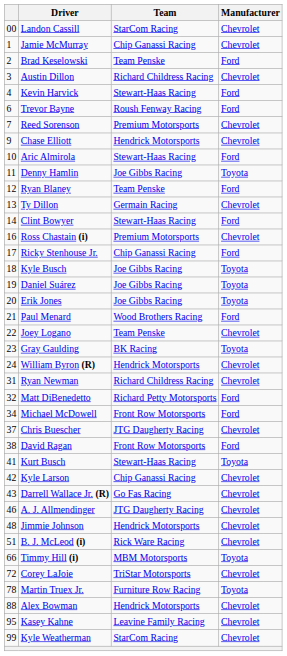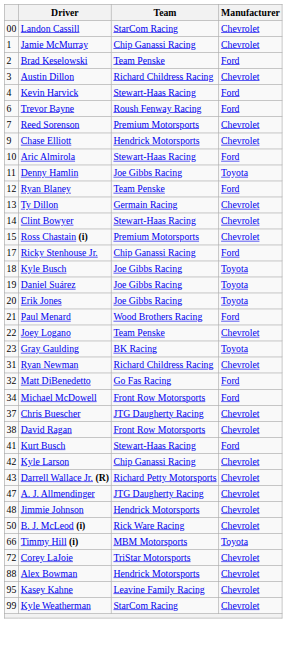(230, 221) Ford -> (240, 221) Chevrolet
(11, 237) 16 -> (11, 237) 15
- row: (58, 365)
(165, 397) Richard Petty Motorsports -> (142, 381) Go Fas Racing
(230, 445) Ford -> (240, 429) Chevrolet
(235, 461) Toyota -> (230, 445) Ford
(142, 493) Go Fas Racing -> (165, 477) Richard Petty Motorsports
(11, 509) 46 -> (11, 493) 47
(11, 542) 51 -> (11, 525) 50
- row: (52, 590)
